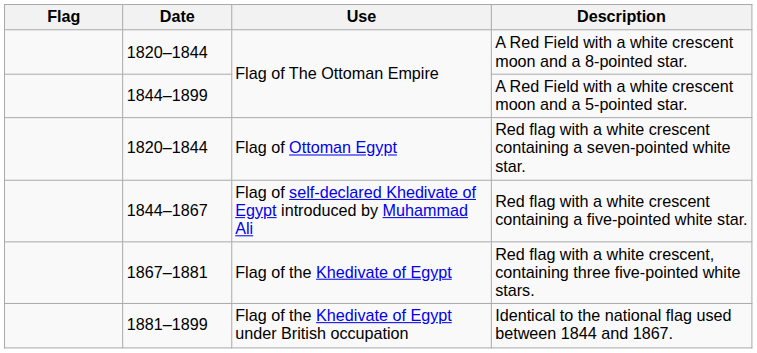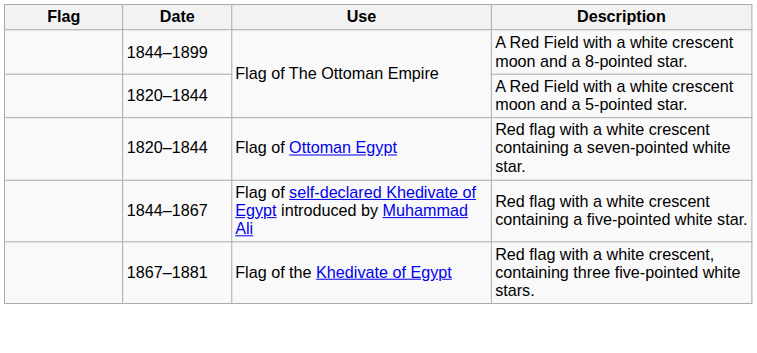(167, 52) 1820–1844 -> (167, 52) 1844–1899
(167, 95) 1844–1899 -> (167, 95) 1820–1844
- row: (613, 325)
